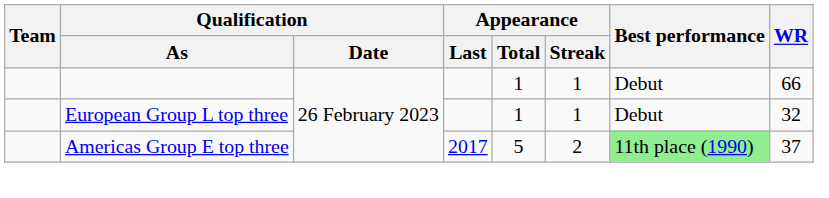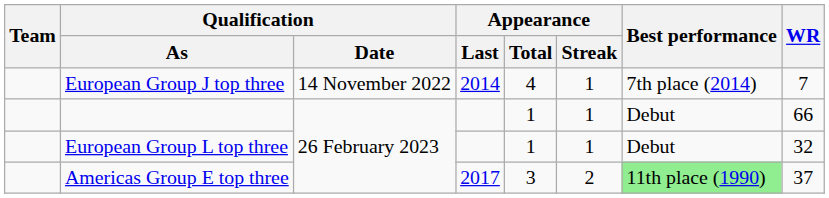+ row: (175, 83)
(519, 146) 5 -> (531, 177) 3
